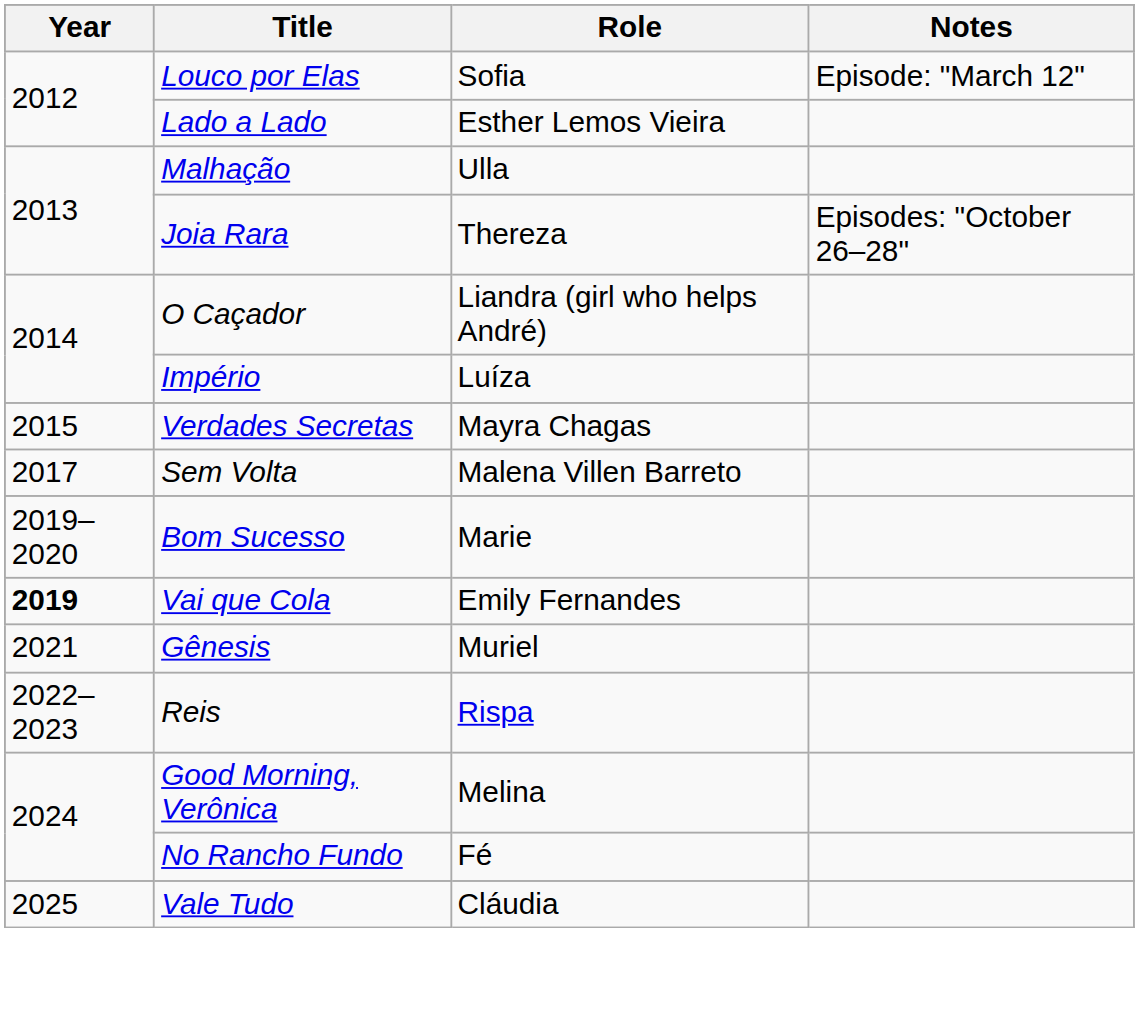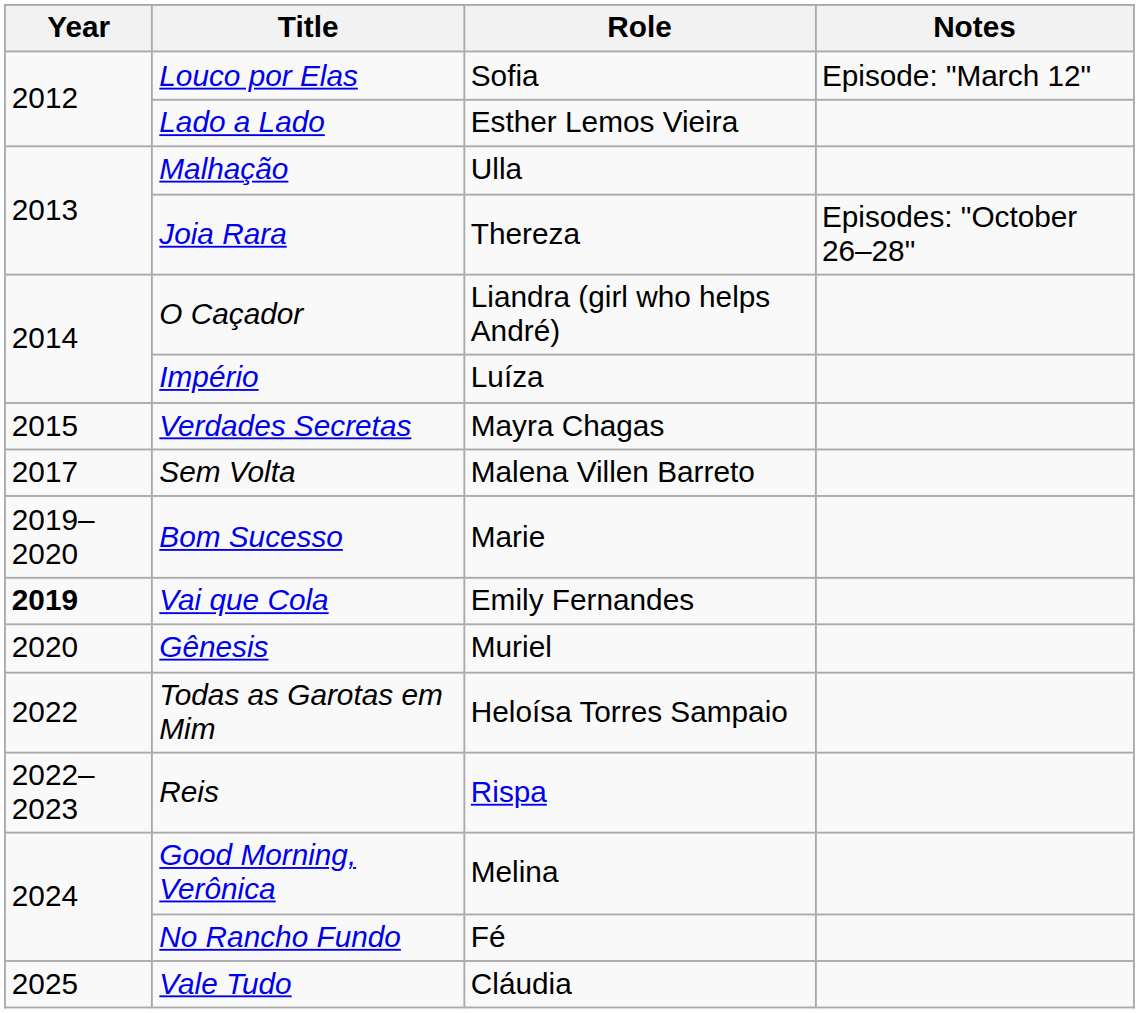(45, 647) 2021 -> (45, 647) 2020
+ row: (301, 711)
